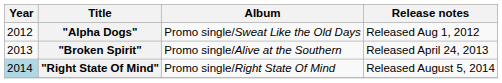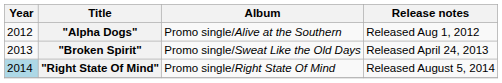(263, 31) Promo single/Sweat Like the Old Days -> (253, 31) Promo single/Alive at the Southern
(253, 50) Promo single/Alive at the Southern -> (263, 50) Promo single/Sweat Like the Old Days
